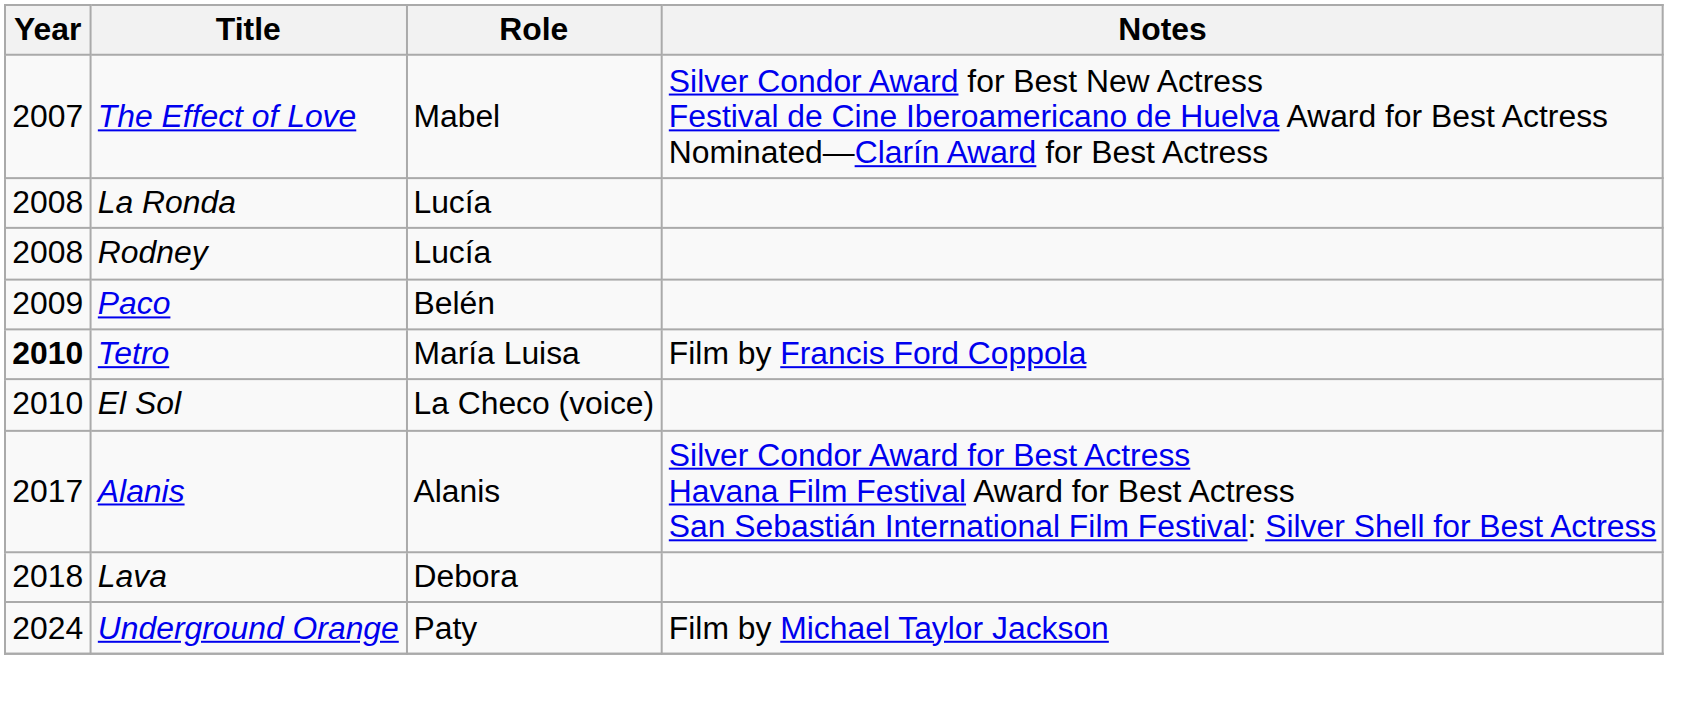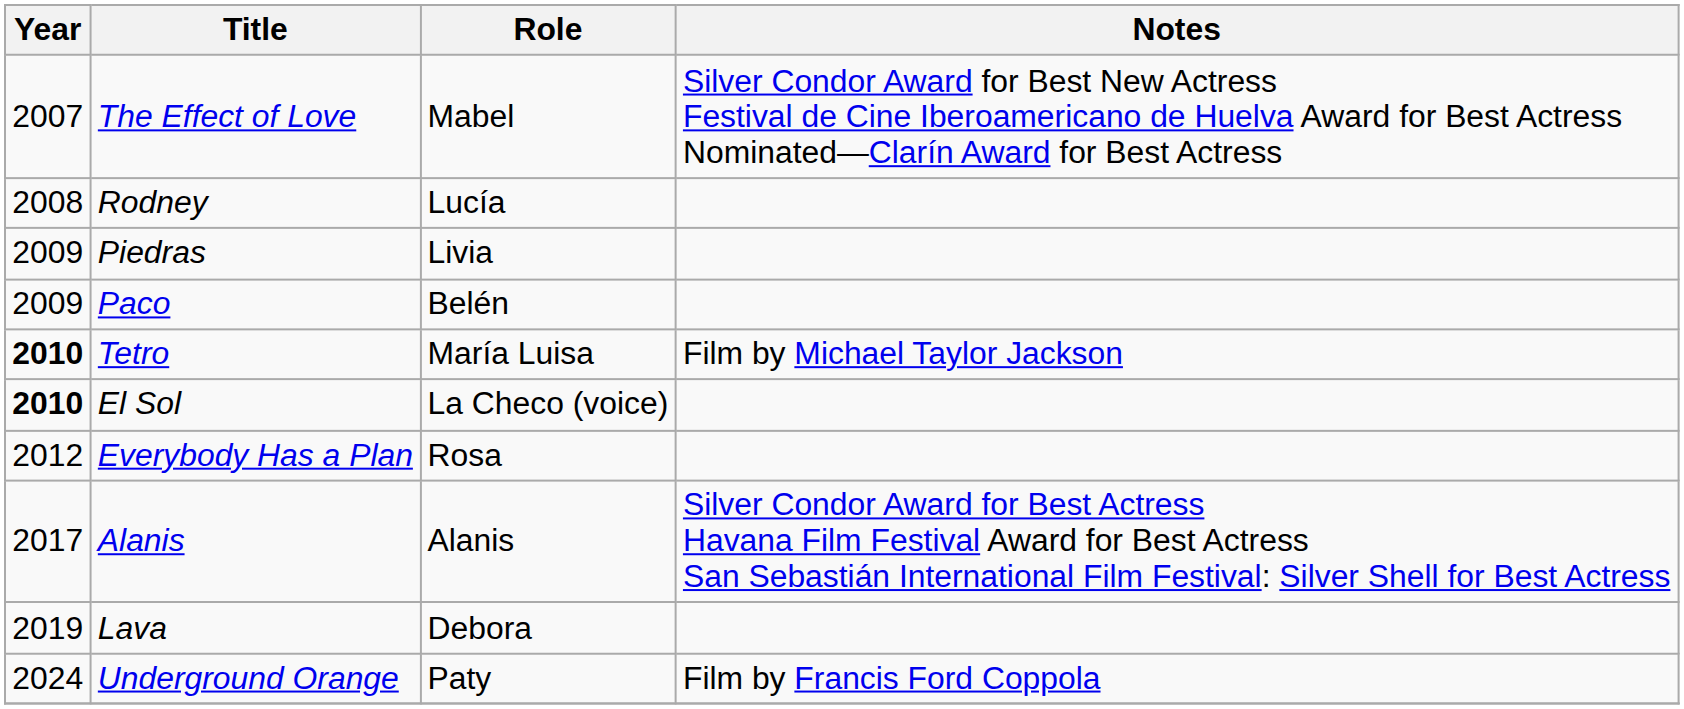- row: (167, 202)
+ row: (152, 252)
(878, 353) Film by Francis Ford Coppola -> (903, 353) Film by Michael Taylor Jackson
(48, 404) normal -> (48, 404) bold
+ row: (255, 454)
(48, 576) 2018 -> (48, 627) 2019
(889, 627) Film by Michael Taylor Jackson -> (892, 677) Film by Francis Ford Coppola
